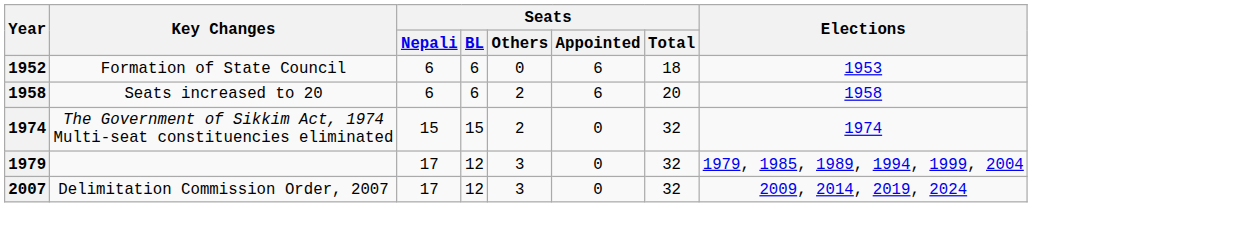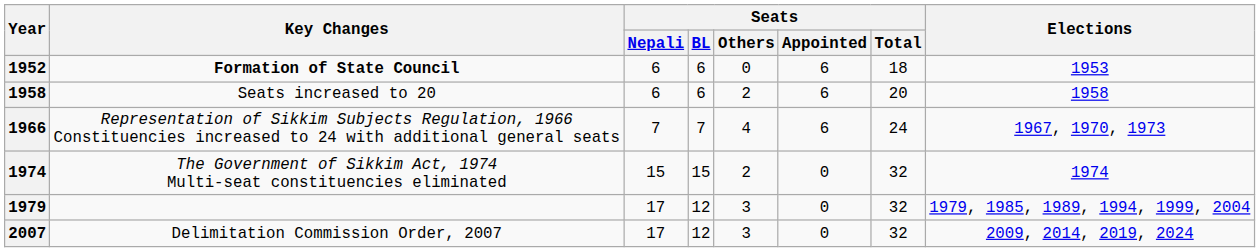(224, 69) normal -> (337, 69) bold
+ row: (27, 129)
